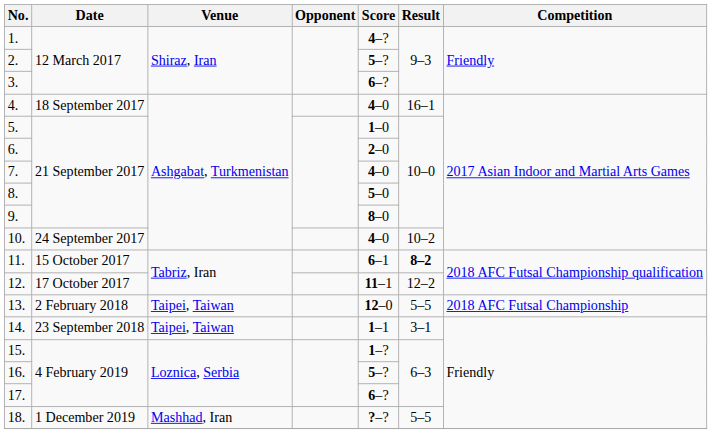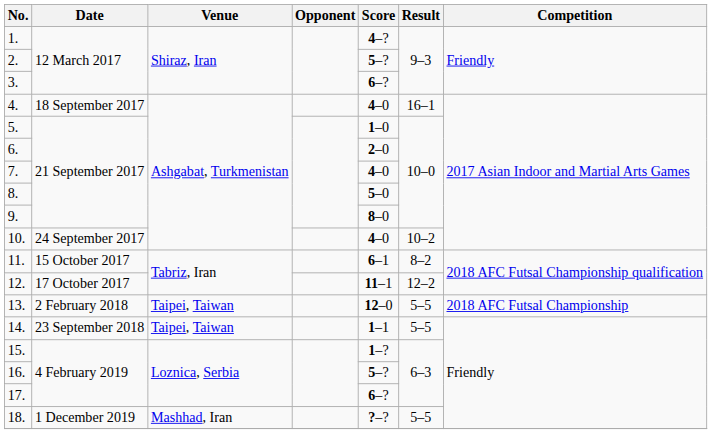(421, 261) bold -> (421, 261) normal
(421, 328) 3–1 -> (421, 328) 5–5
